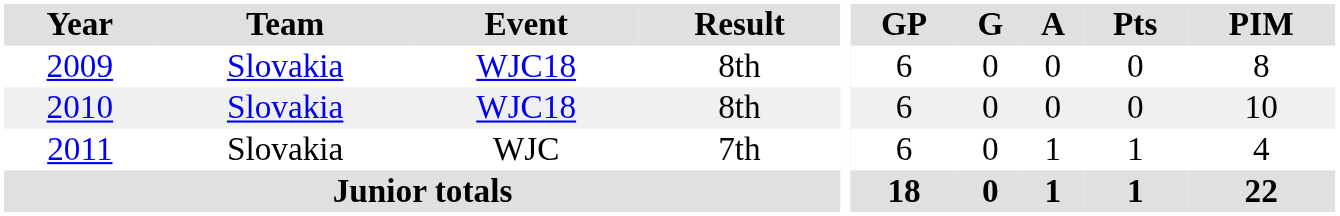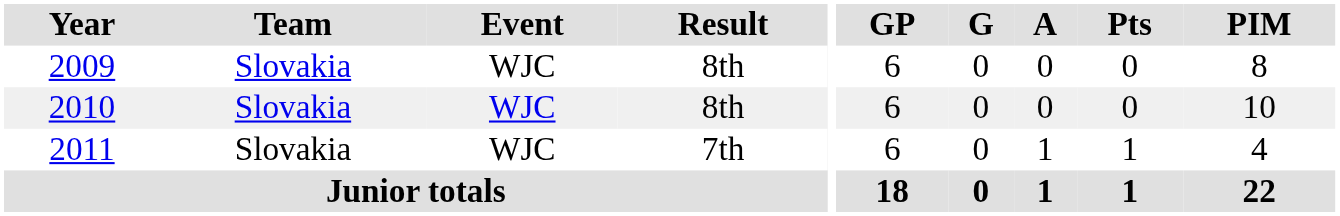(526, 65) WJC18 -> (522, 65) WJC
(526, 107) WJC18 -> (522, 107) WJC
